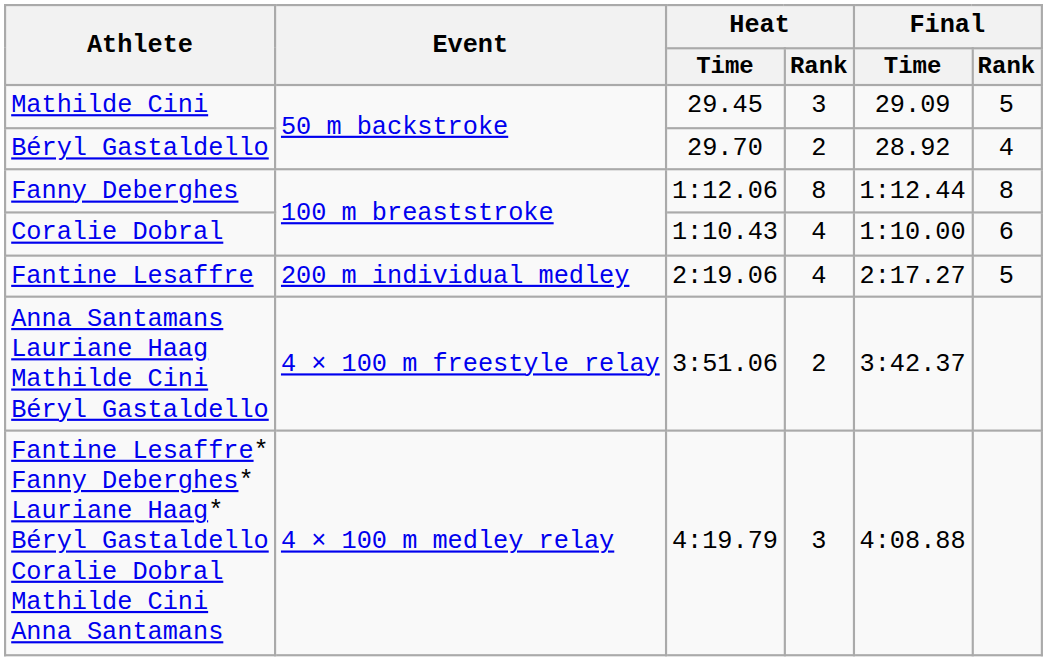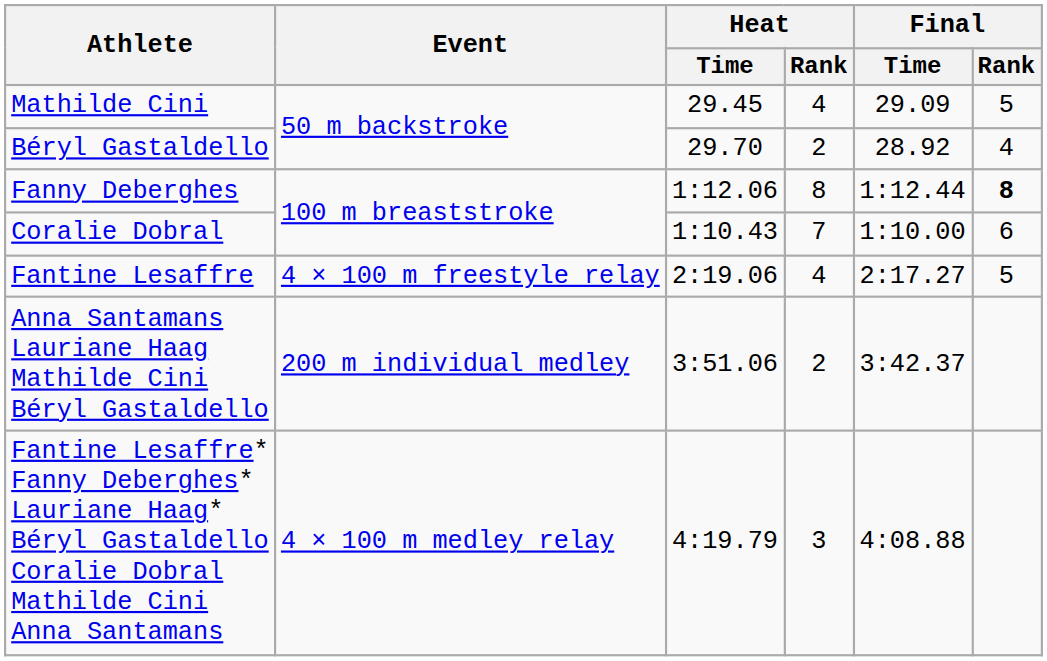(819, 106) 3 -> (819, 106) 4
(1006, 191) normal -> (1006, 191) bold
(819, 233) 4 -> (819, 233) 7
(455, 276) 200 m individual medley -> (470, 276) 4 × 100 m freestyle relay
(470, 364) 4 × 100 m freestyle relay -> (455, 364) 200 m individual medley
